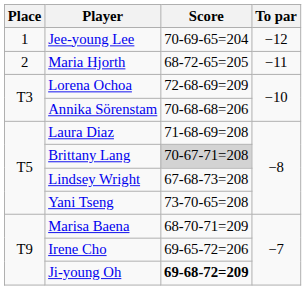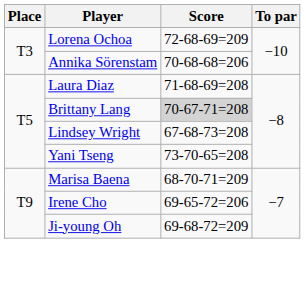- row: (91, 39)
- row: (87, 62)
(206, 272) bold -> (206, 226) normal
